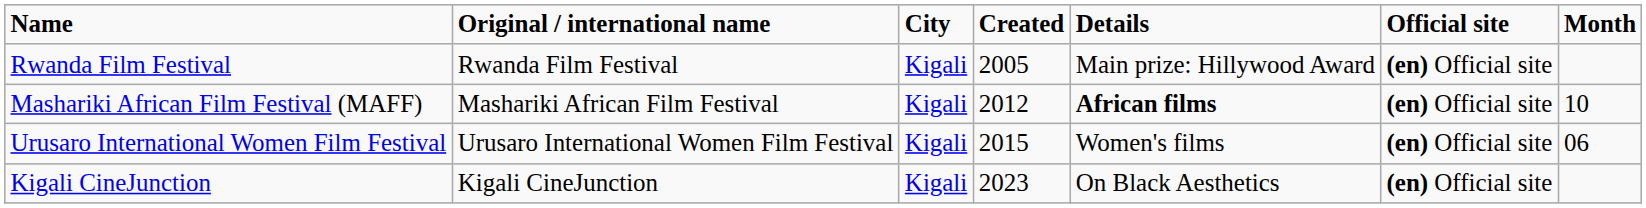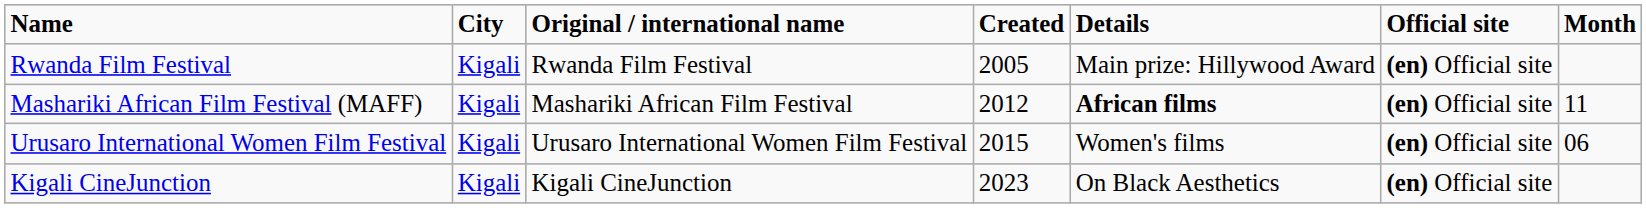columns swapped: (614, 24) <-> (928, 24)
(1576, 103) 10 -> (1576, 103) 11
